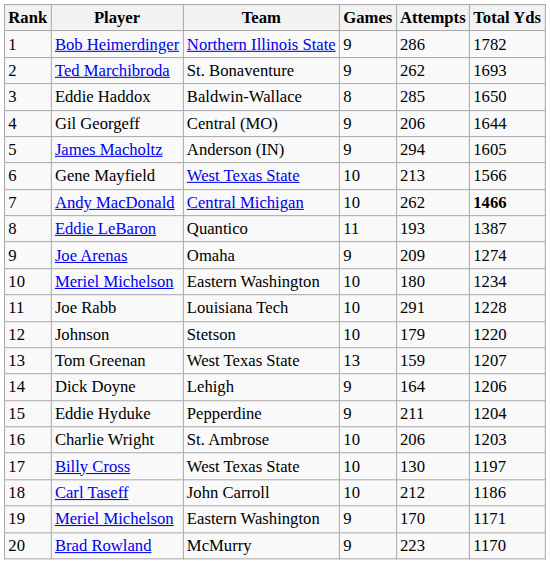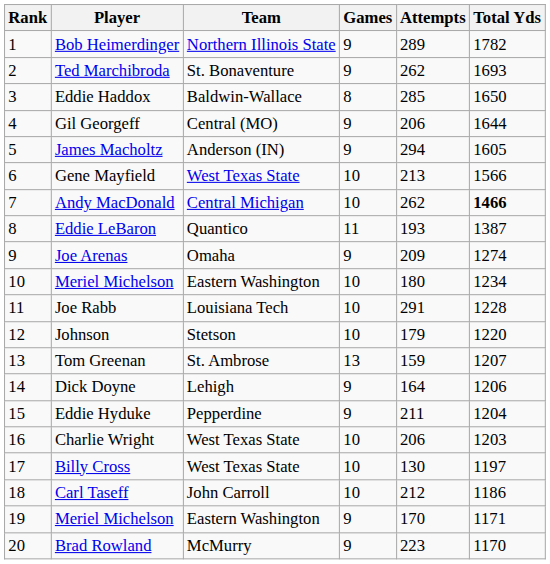(412, 44) 286 -> (412, 44) 289
(243, 360) West Texas State -> (228, 360) St. Ambrose
(228, 439) St. Ambrose -> (243, 439) West Texas State
